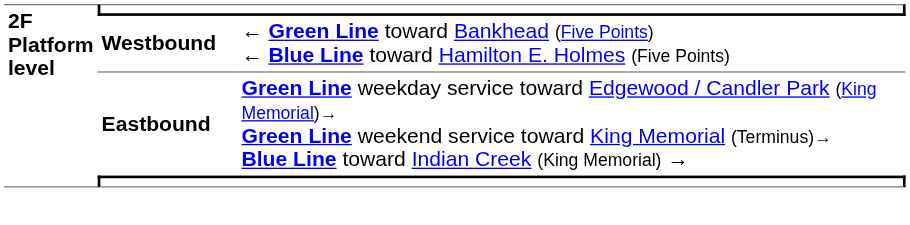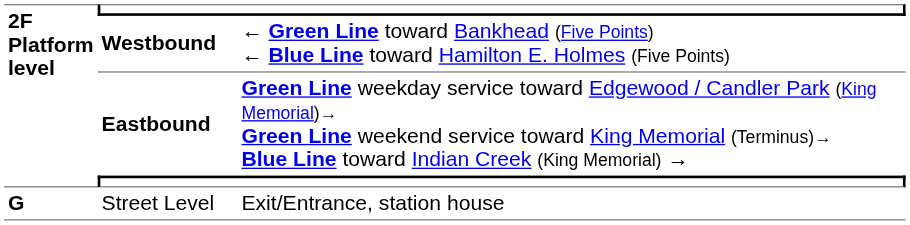+ row: (158, 203)
